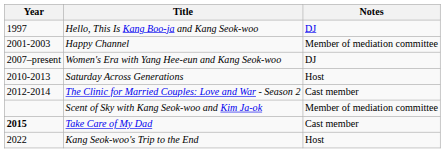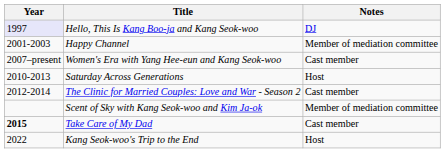(17, 28) no background -> (17, 28) lavender background
(311, 60) DJ -> (332, 60) Cast member
